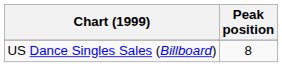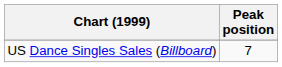(248, 51) 8 -> (248, 51) 7
